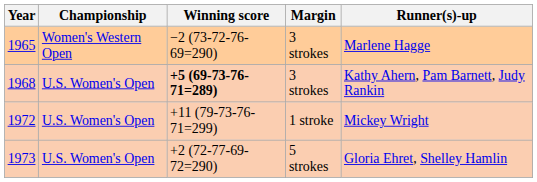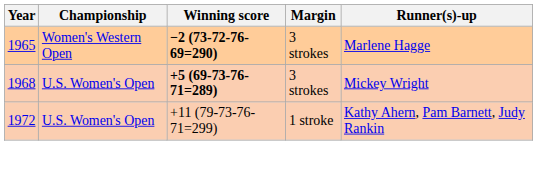(209, 45) normal -> (209, 45) bold
(434, 83) Kathy Ahern, Pam Barnett, Judy Rankin -> (386, 83) Mickey Wright
(386, 120) Mickey Wright -> (434, 120) Kathy Ahern, Pam Barnett, Judy Rankin
- row: (22, 158)
